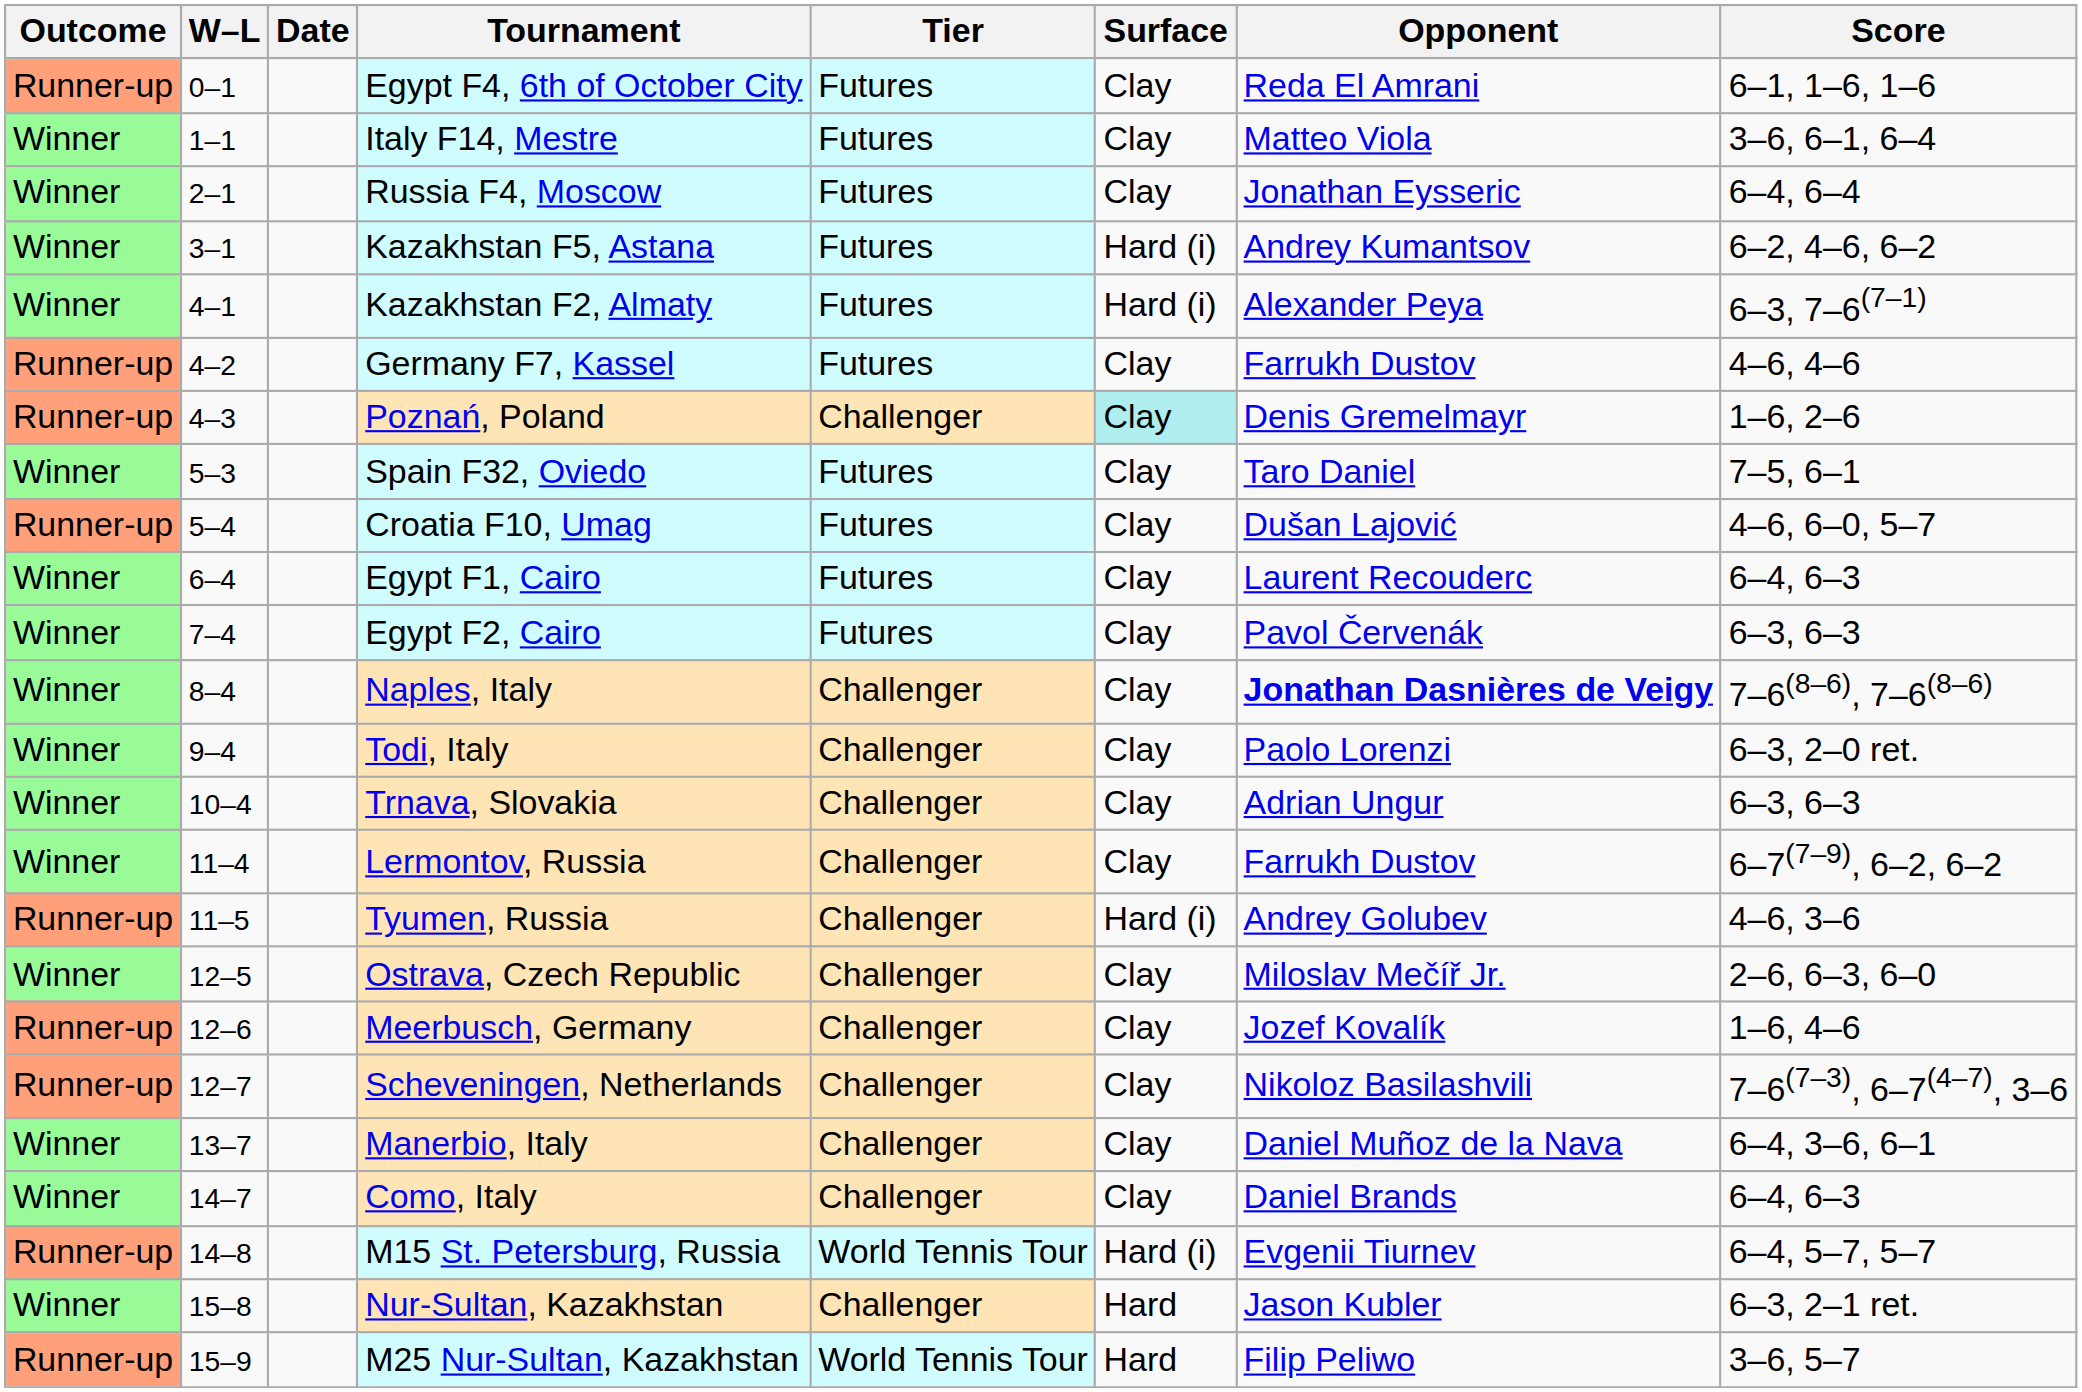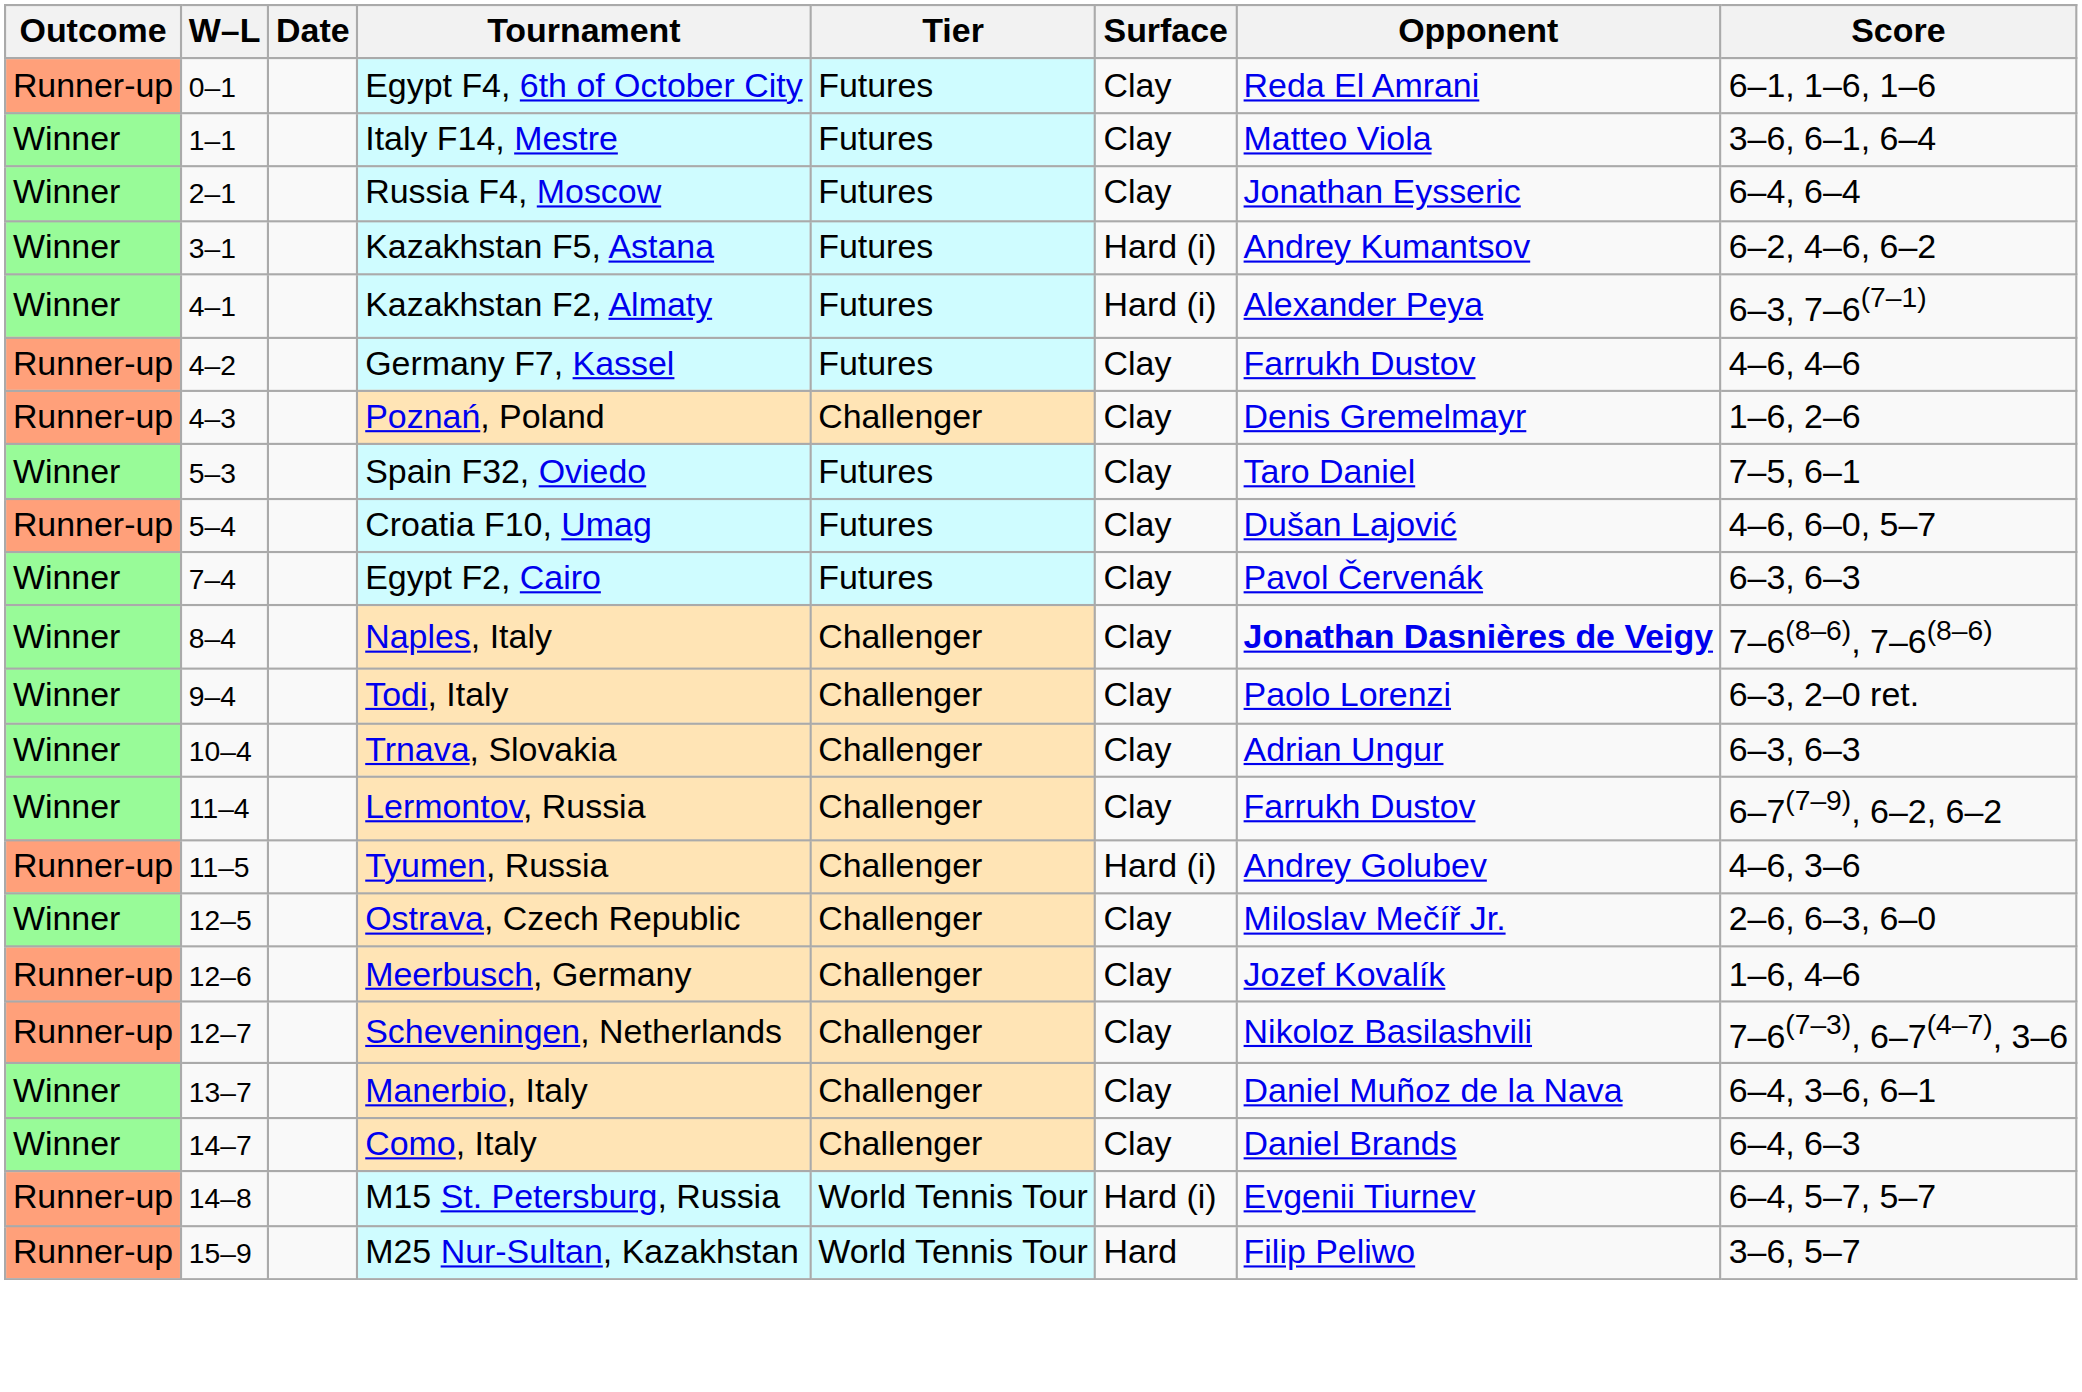(1137, 417) paleturquoise background -> (1137, 417) no background
- row: (483, 578)
- row: (544, 1305)
